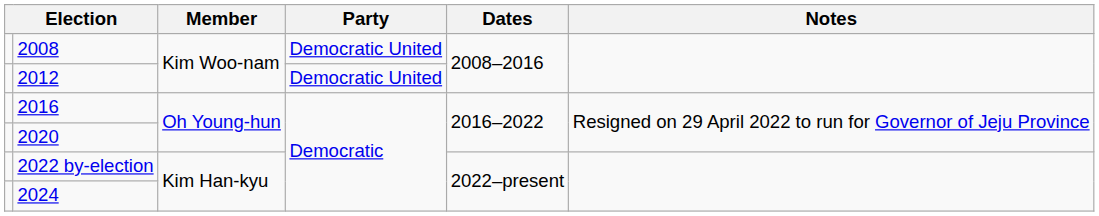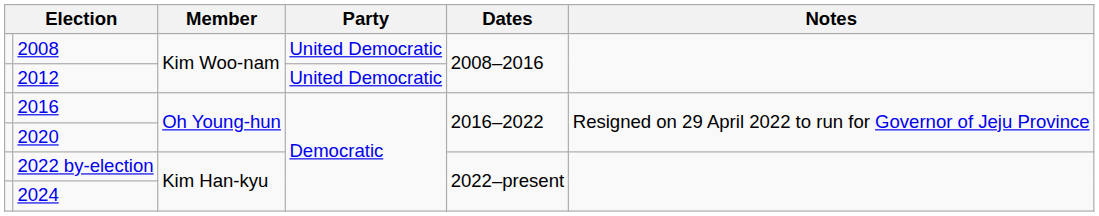(366, 48) Democratic United -> (366, 48) United Democratic
(366, 78) Democratic United -> (366, 78) United Democratic
